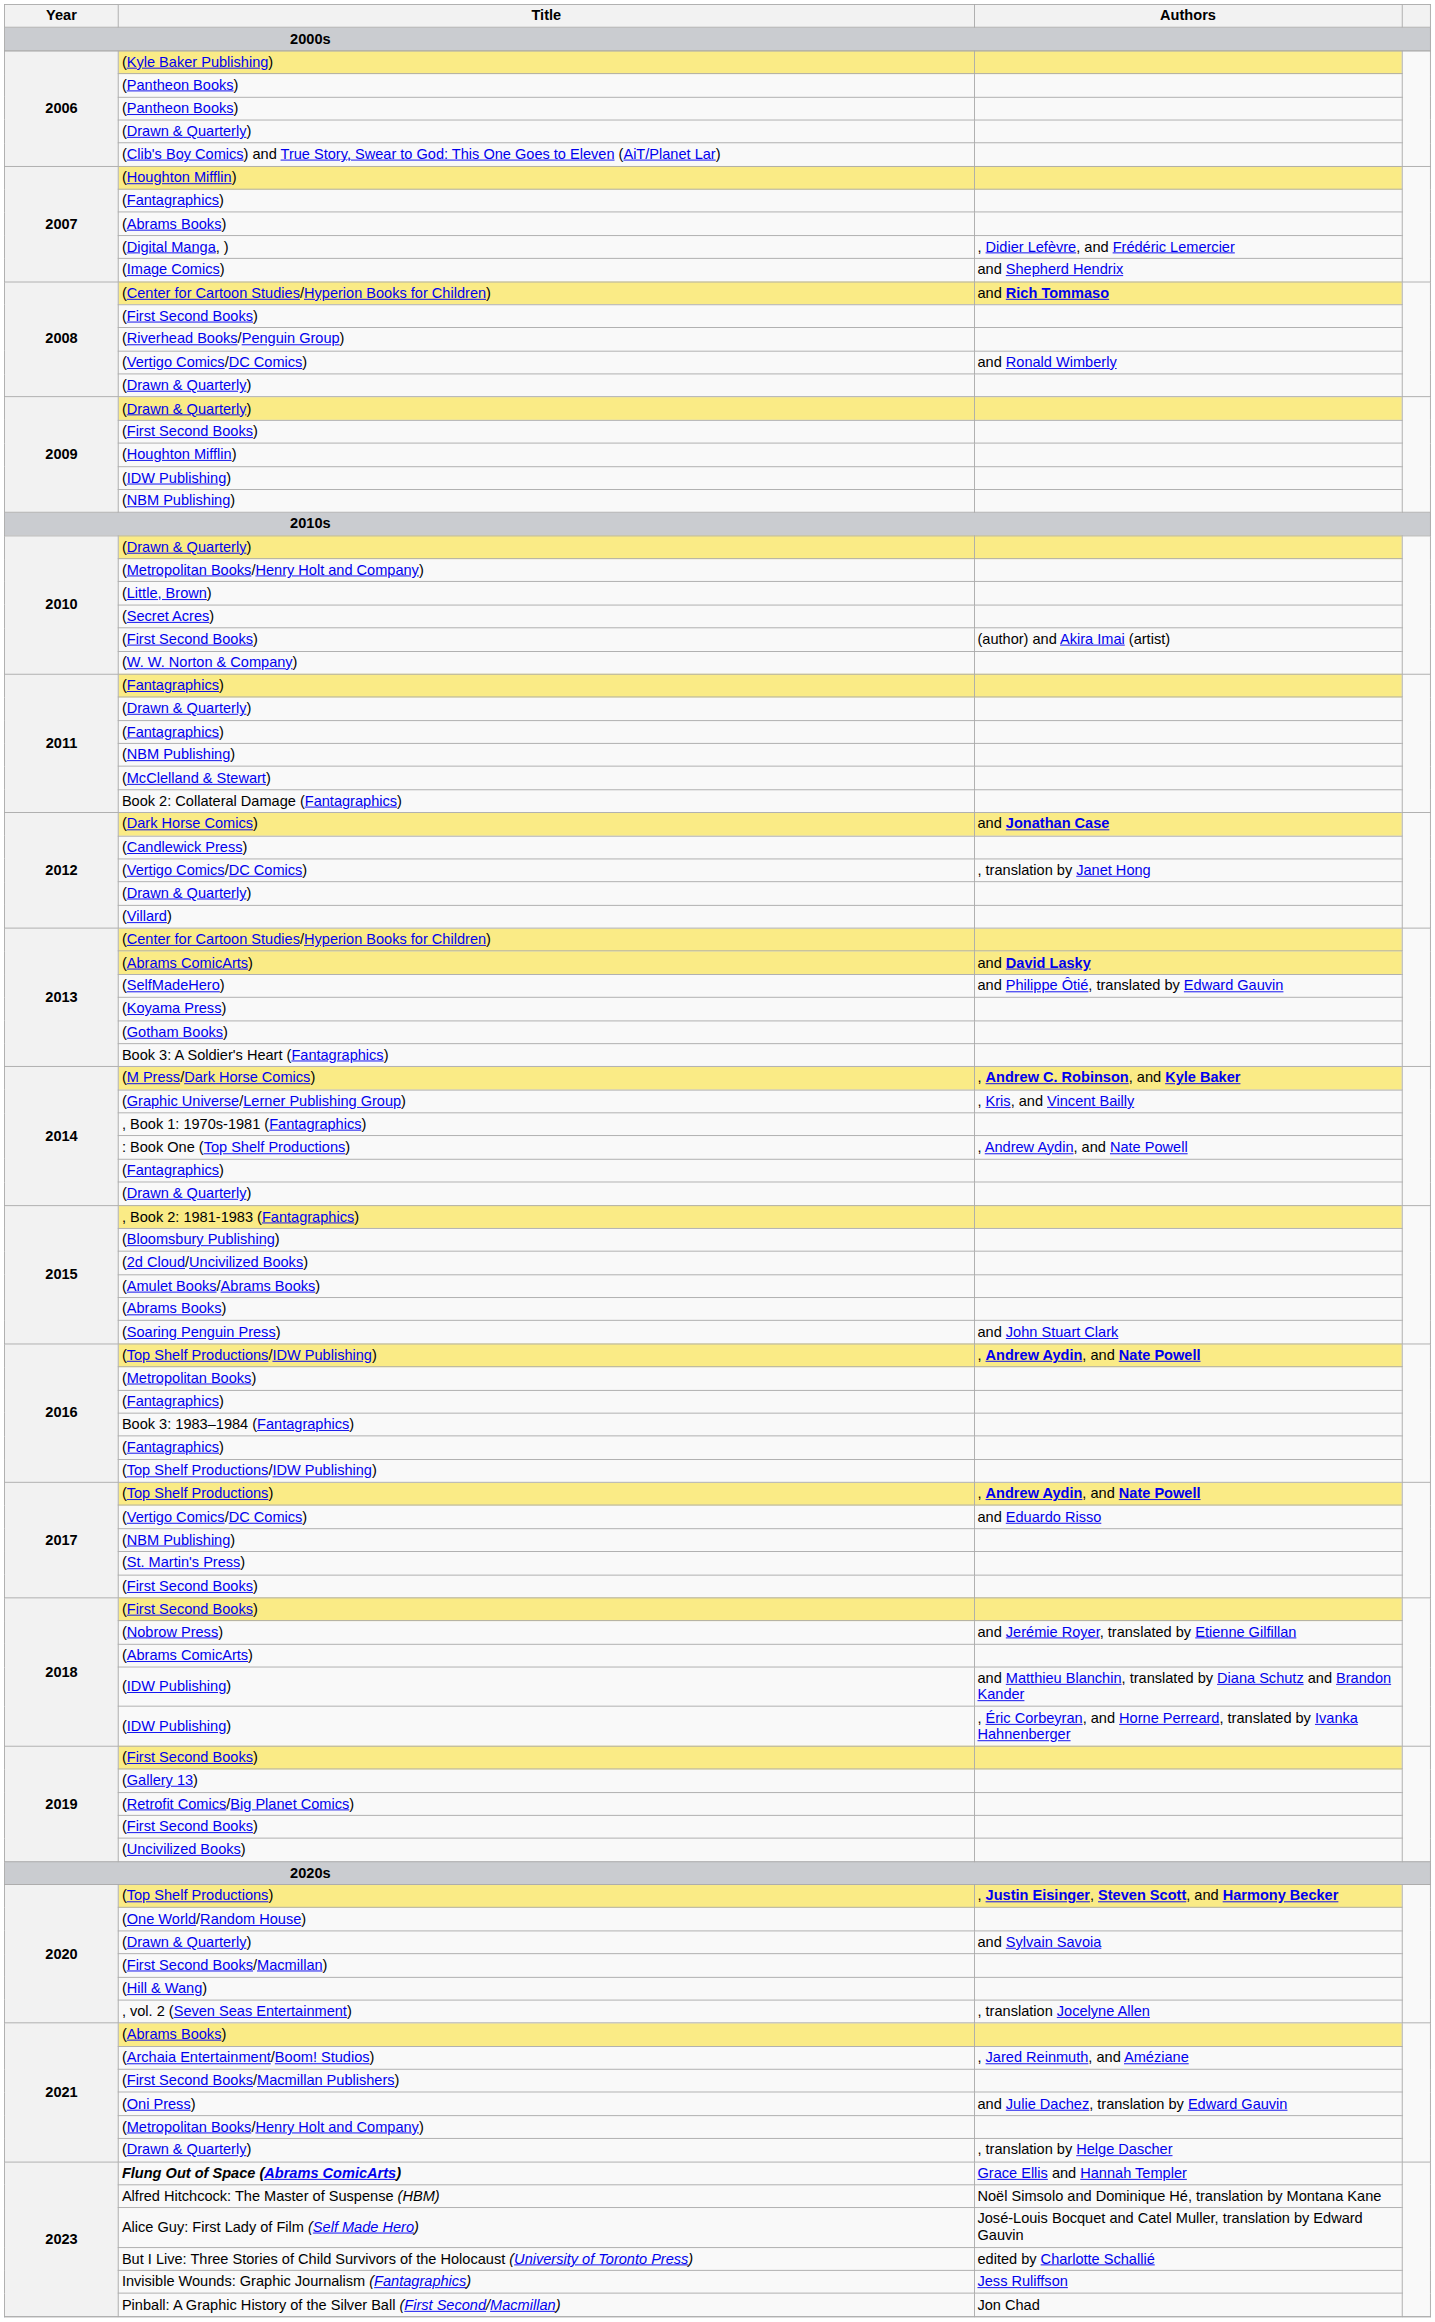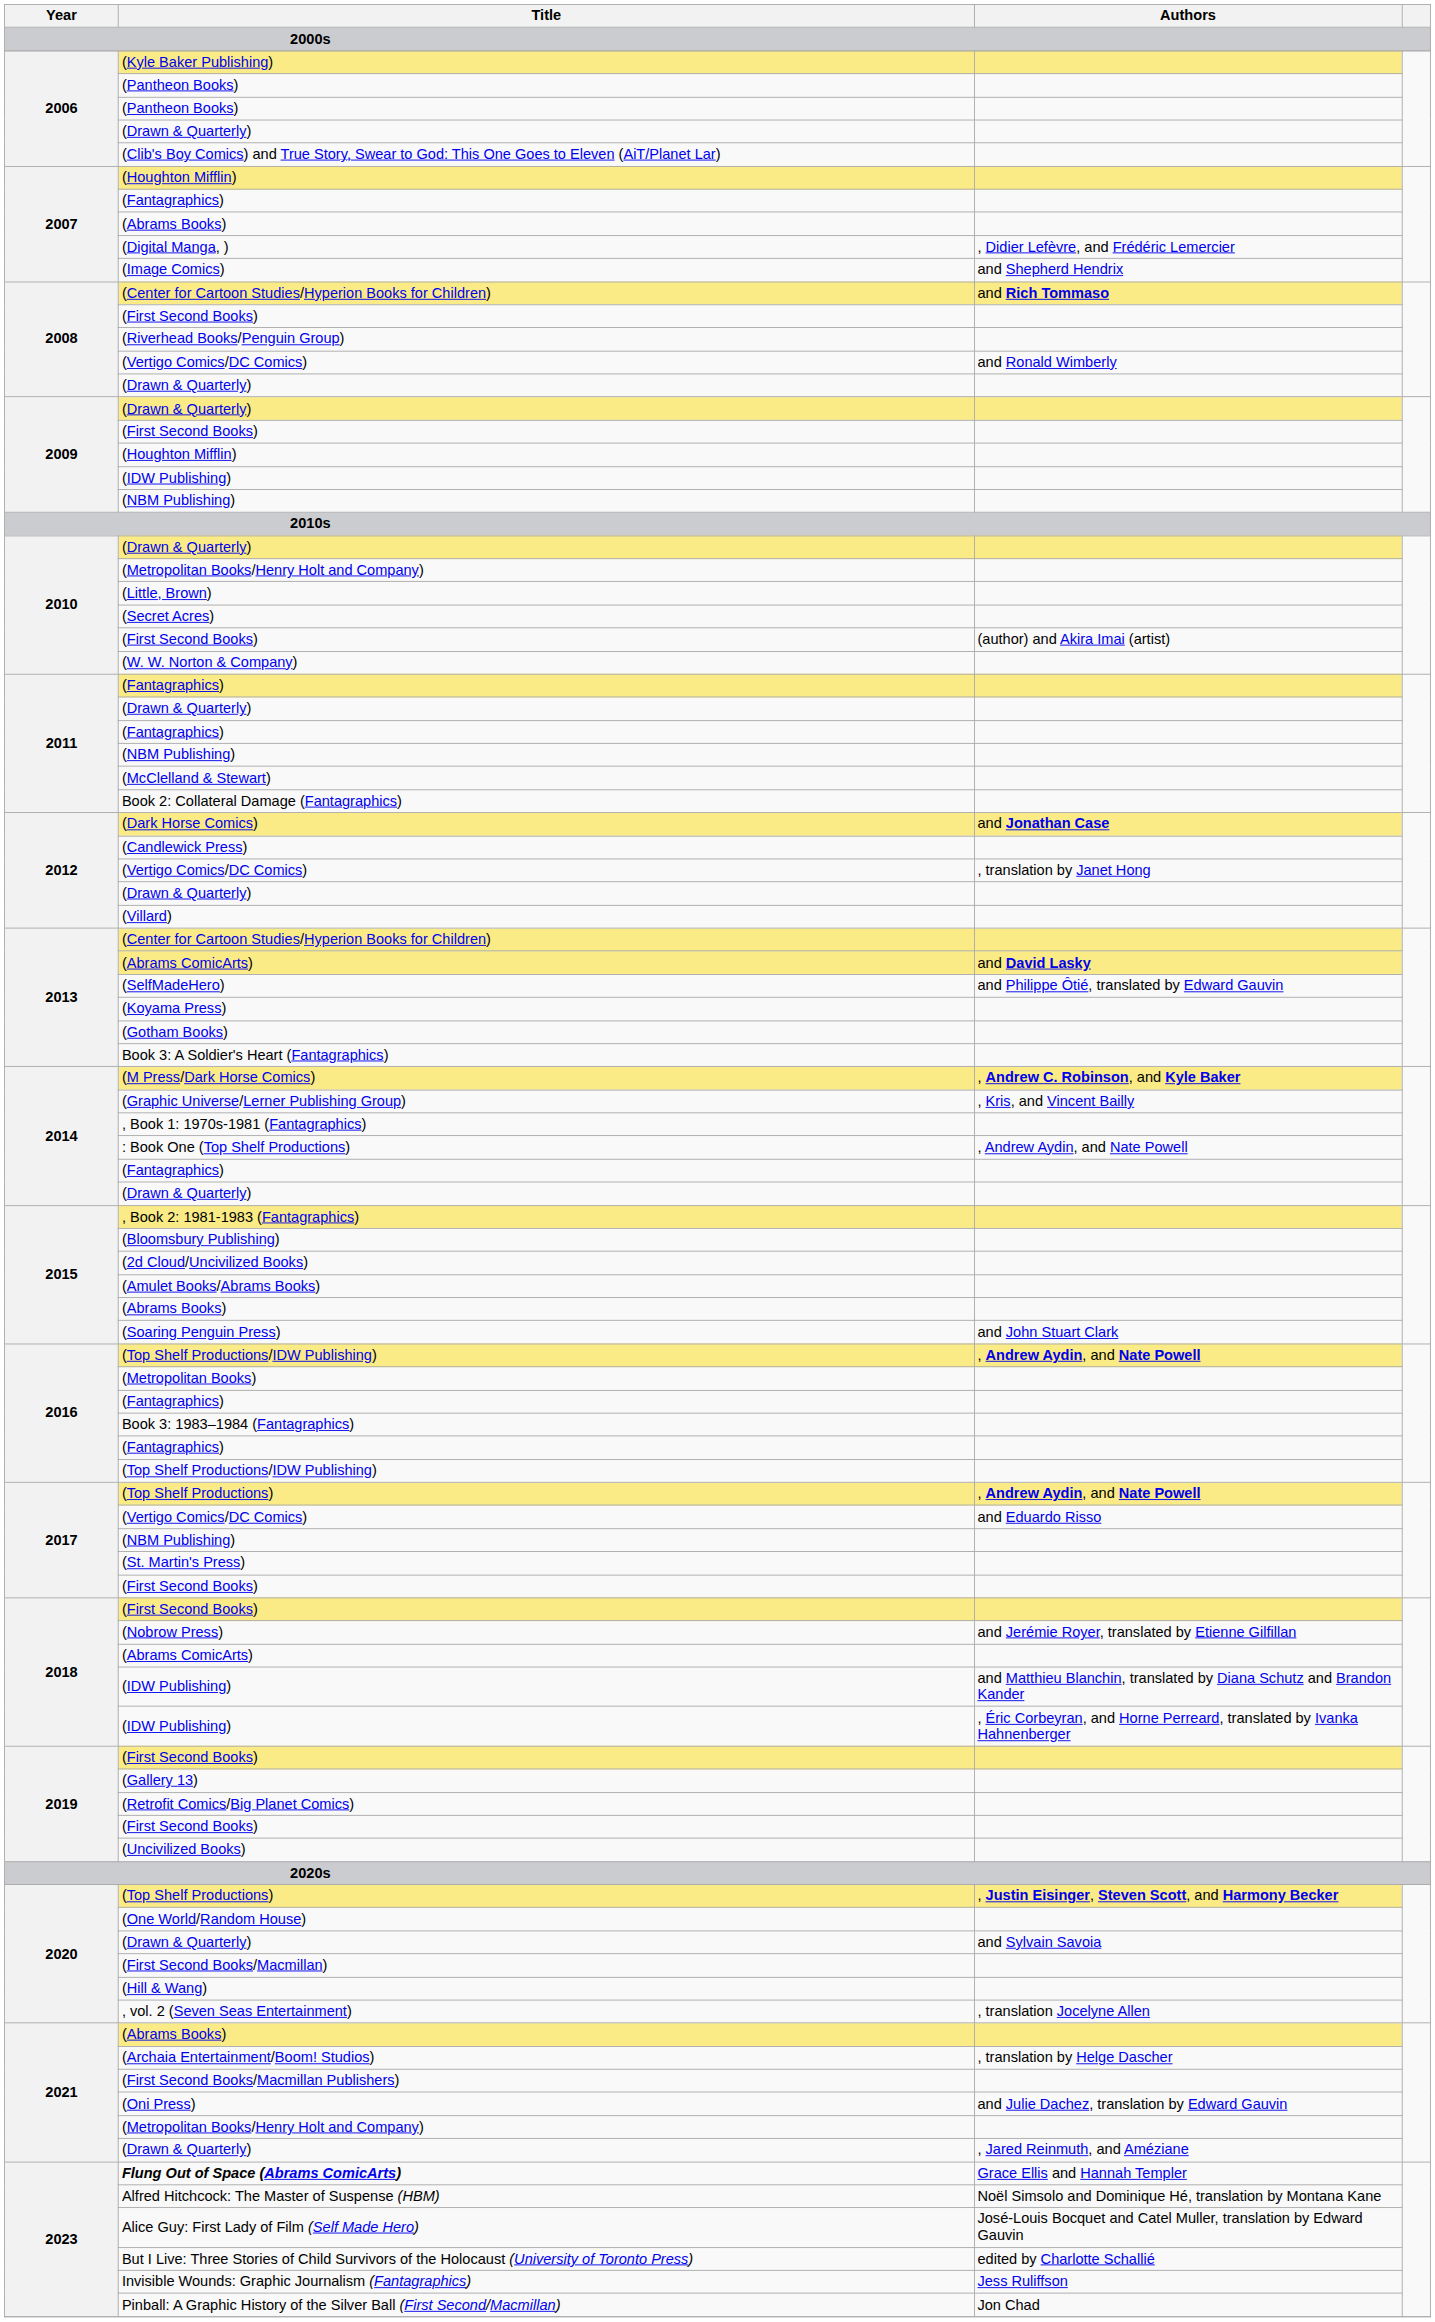(1083, 2057) , Jared Reinmuth, and Améziane -> (1075, 2057) , translation by Helge Dascher
(1075, 2150) , translation by Helge Dascher -> (1083, 2150) , Jared Reinmuth, and Améziane
